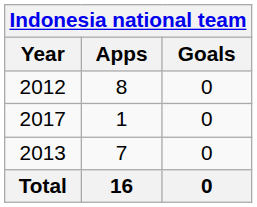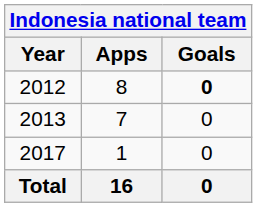(207, 86) normal -> (207, 86) bold
rows swapped: (43, 152) <-> (43, 119)
